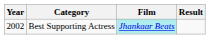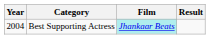(15, 26) 2002 -> (15, 26) 2004
